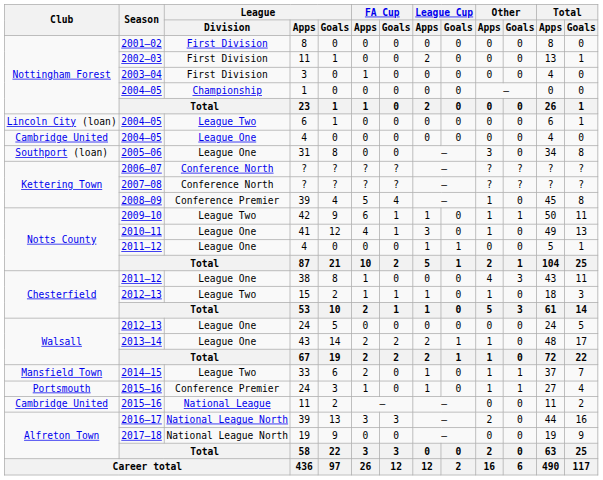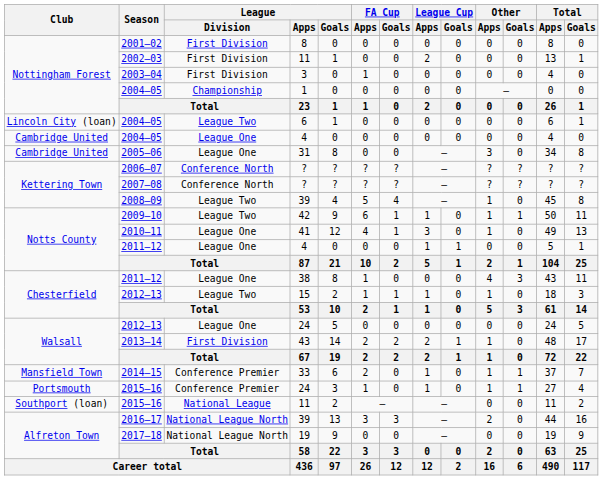(62, 153) Southport (loan) -> (62, 153) Cambridge United
(227, 200) Conference Premier -> (227, 200) League Two
(227, 341) League One -> (227, 341) First Division
(227, 373) League Two -> (227, 373) Conference Premier
(62, 404) Cambridge United -> (62, 404) Southport (loan)
